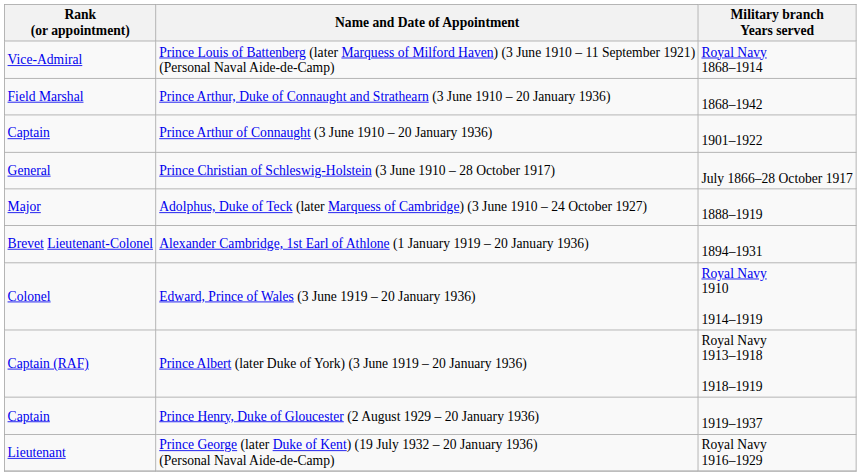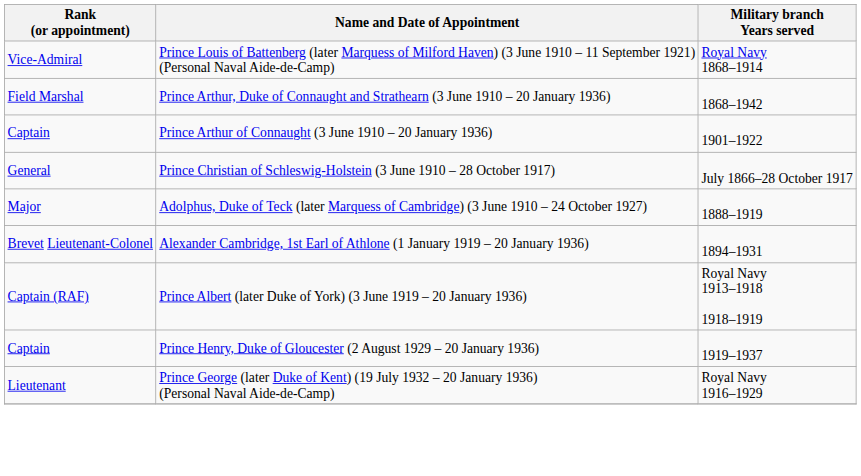- row: (317, 296)
